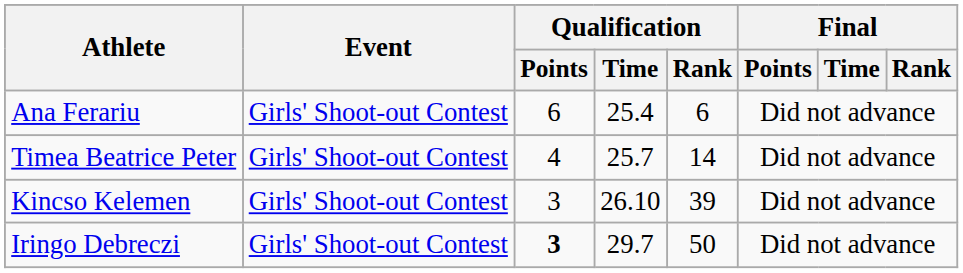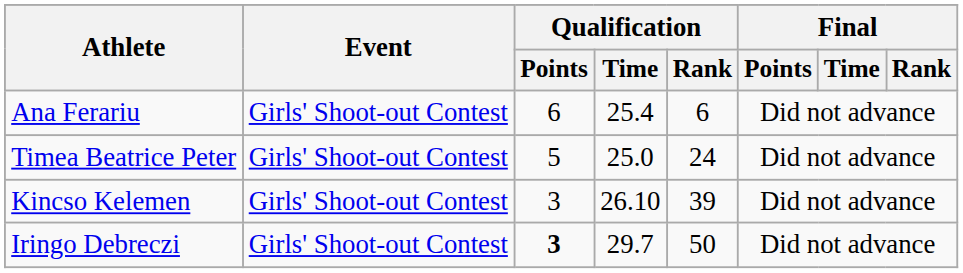(554, 157) 4 -> (554, 157) 5
(630, 157) 25.7 -> (630, 157) 25.0
(702, 157) 14 -> (702, 157) 24
